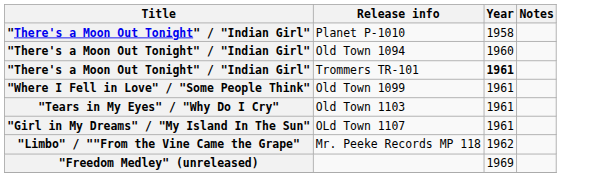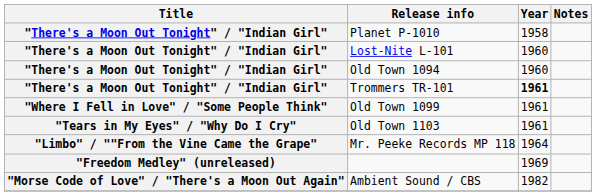+ row: (176, 51)
- row: (159, 126)
(500, 144) 1962 -> (535, 144) 1964
+ row: (176, 182)
